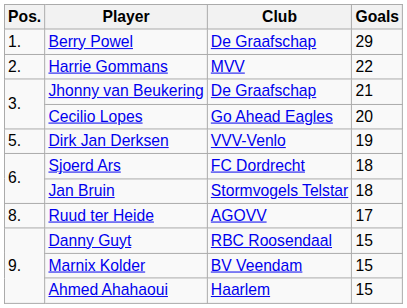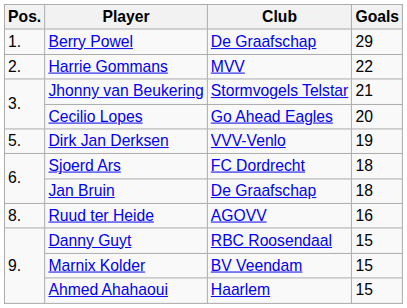(264, 91) De Graafschap -> (280, 91) Stormvogels Telstar
(280, 191) Stormvogels Telstar -> (264, 191) De Graafschap
(364, 215) 17 -> (364, 215) 16
